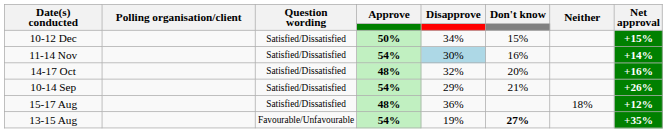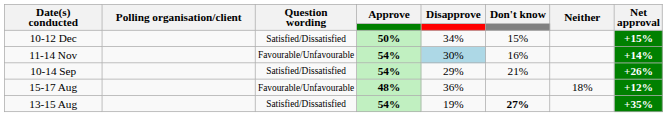(306, 55) Satisfied/Dissatisfied -> (306, 55) Favourable/Unfavourable
- row: (53, 71)
(306, 104) Satisfied/Dissatisfied -> (306, 88) Favourable/Unfavourable
(306, 121) Favourable/Unfavourable -> (306, 104) Satisfied/Dissatisfied
